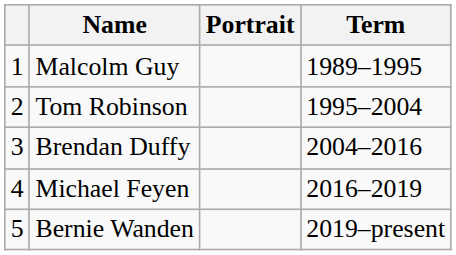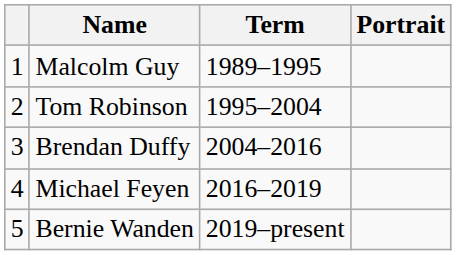columns swapped: (250, 24) <-> (376, 24)
